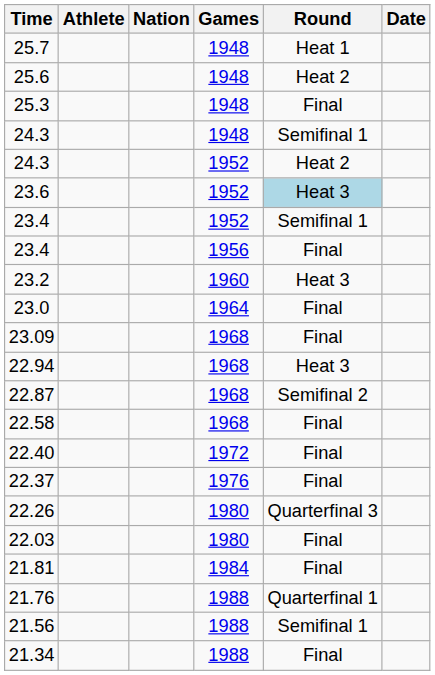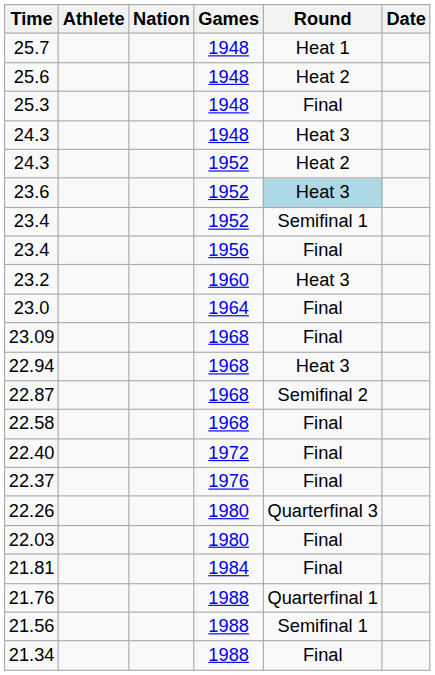(323, 134) Semifinal 1 -> (323, 134) Heat 3
